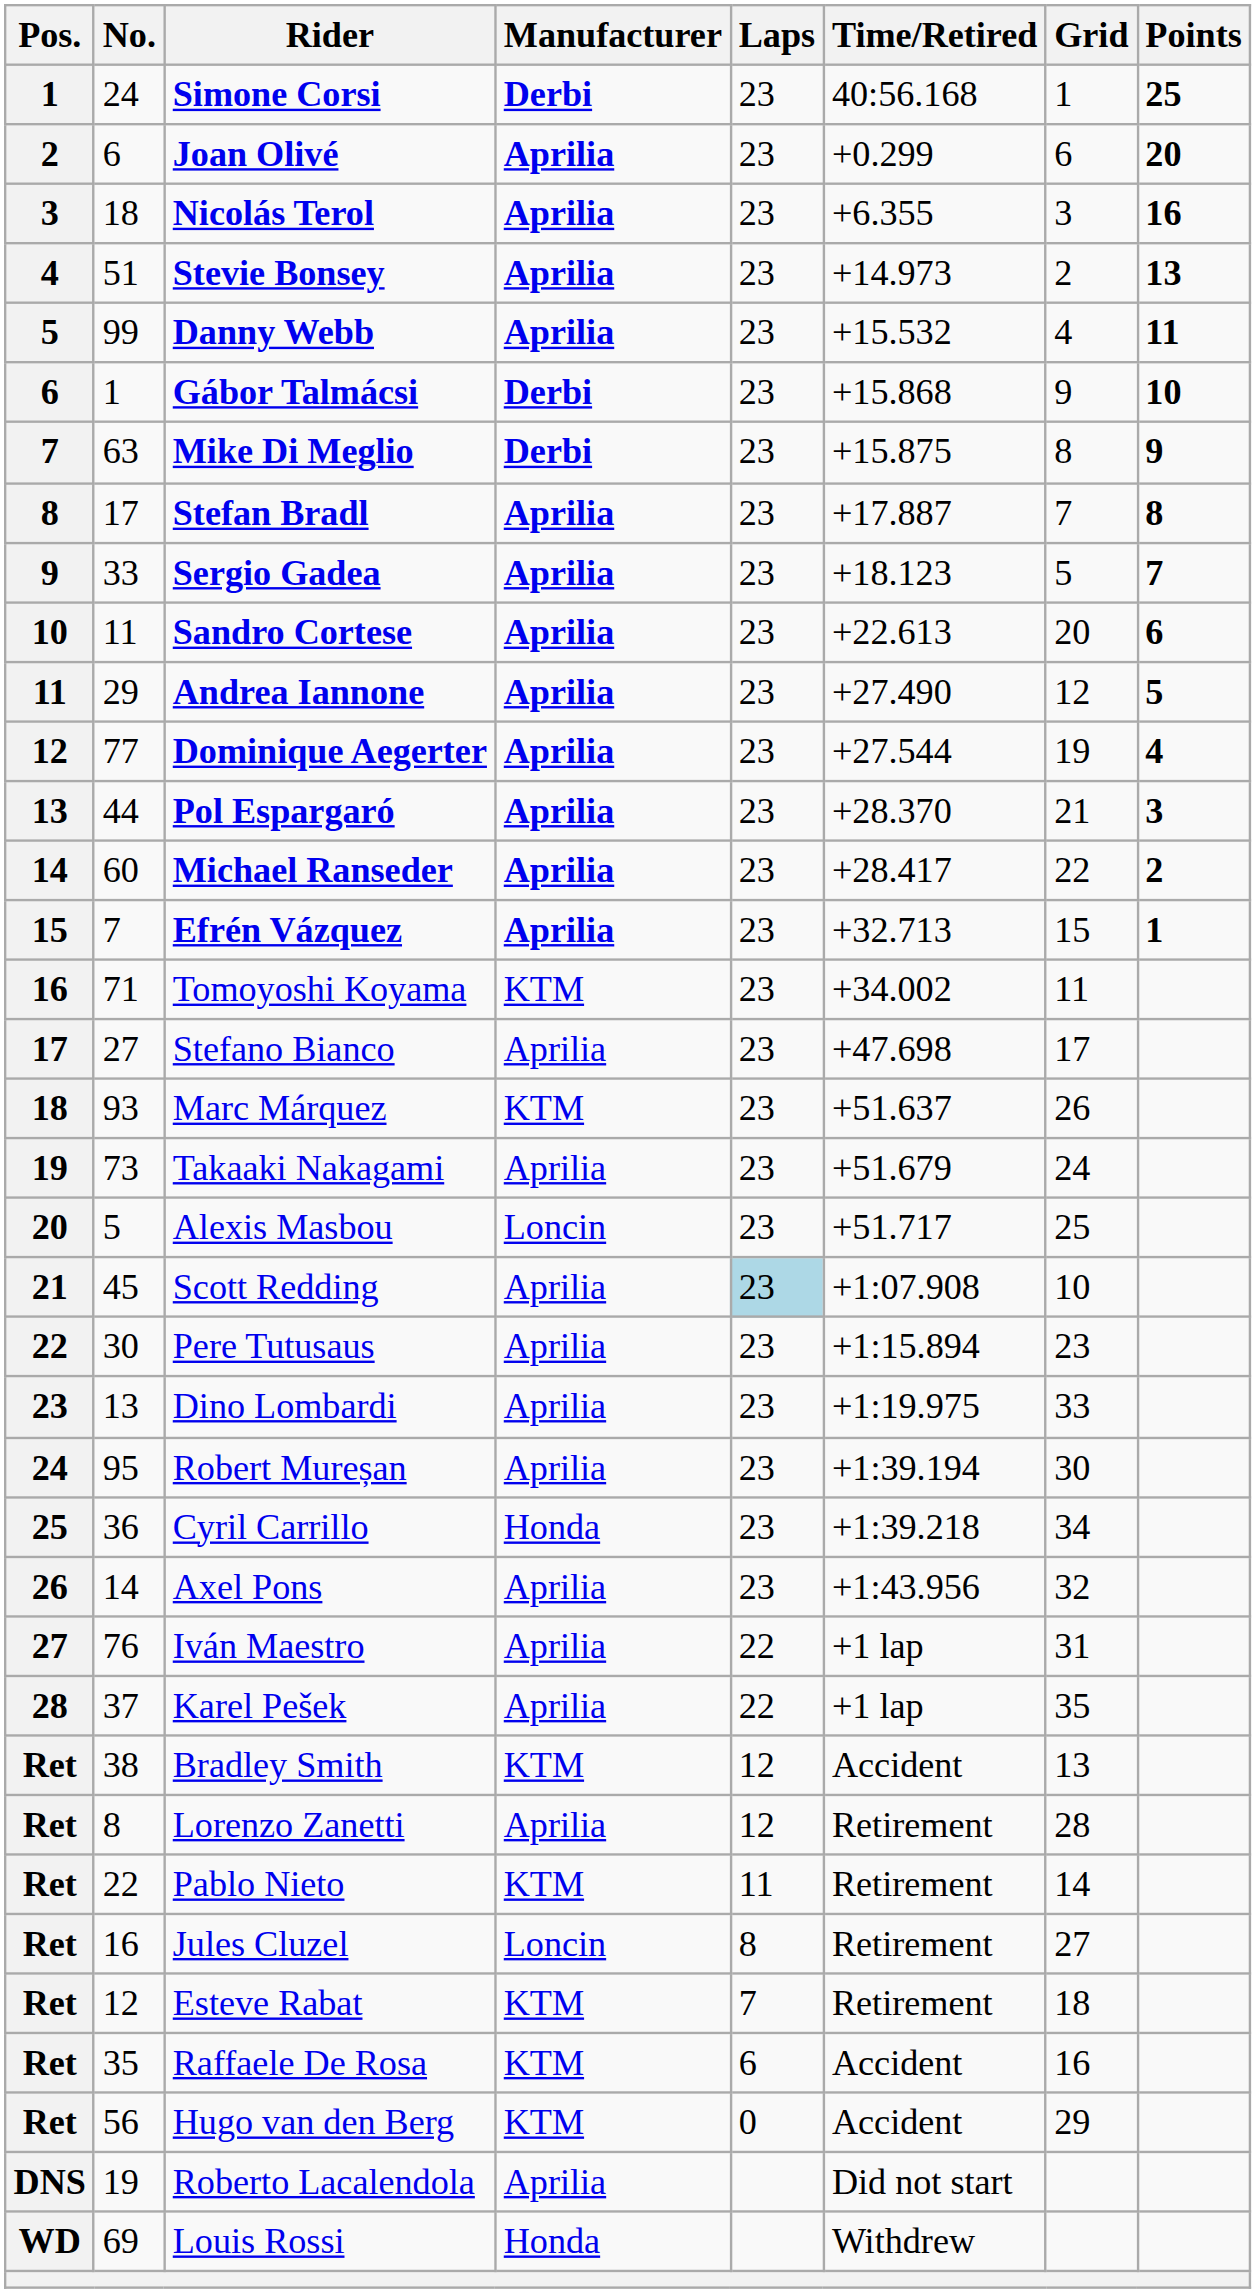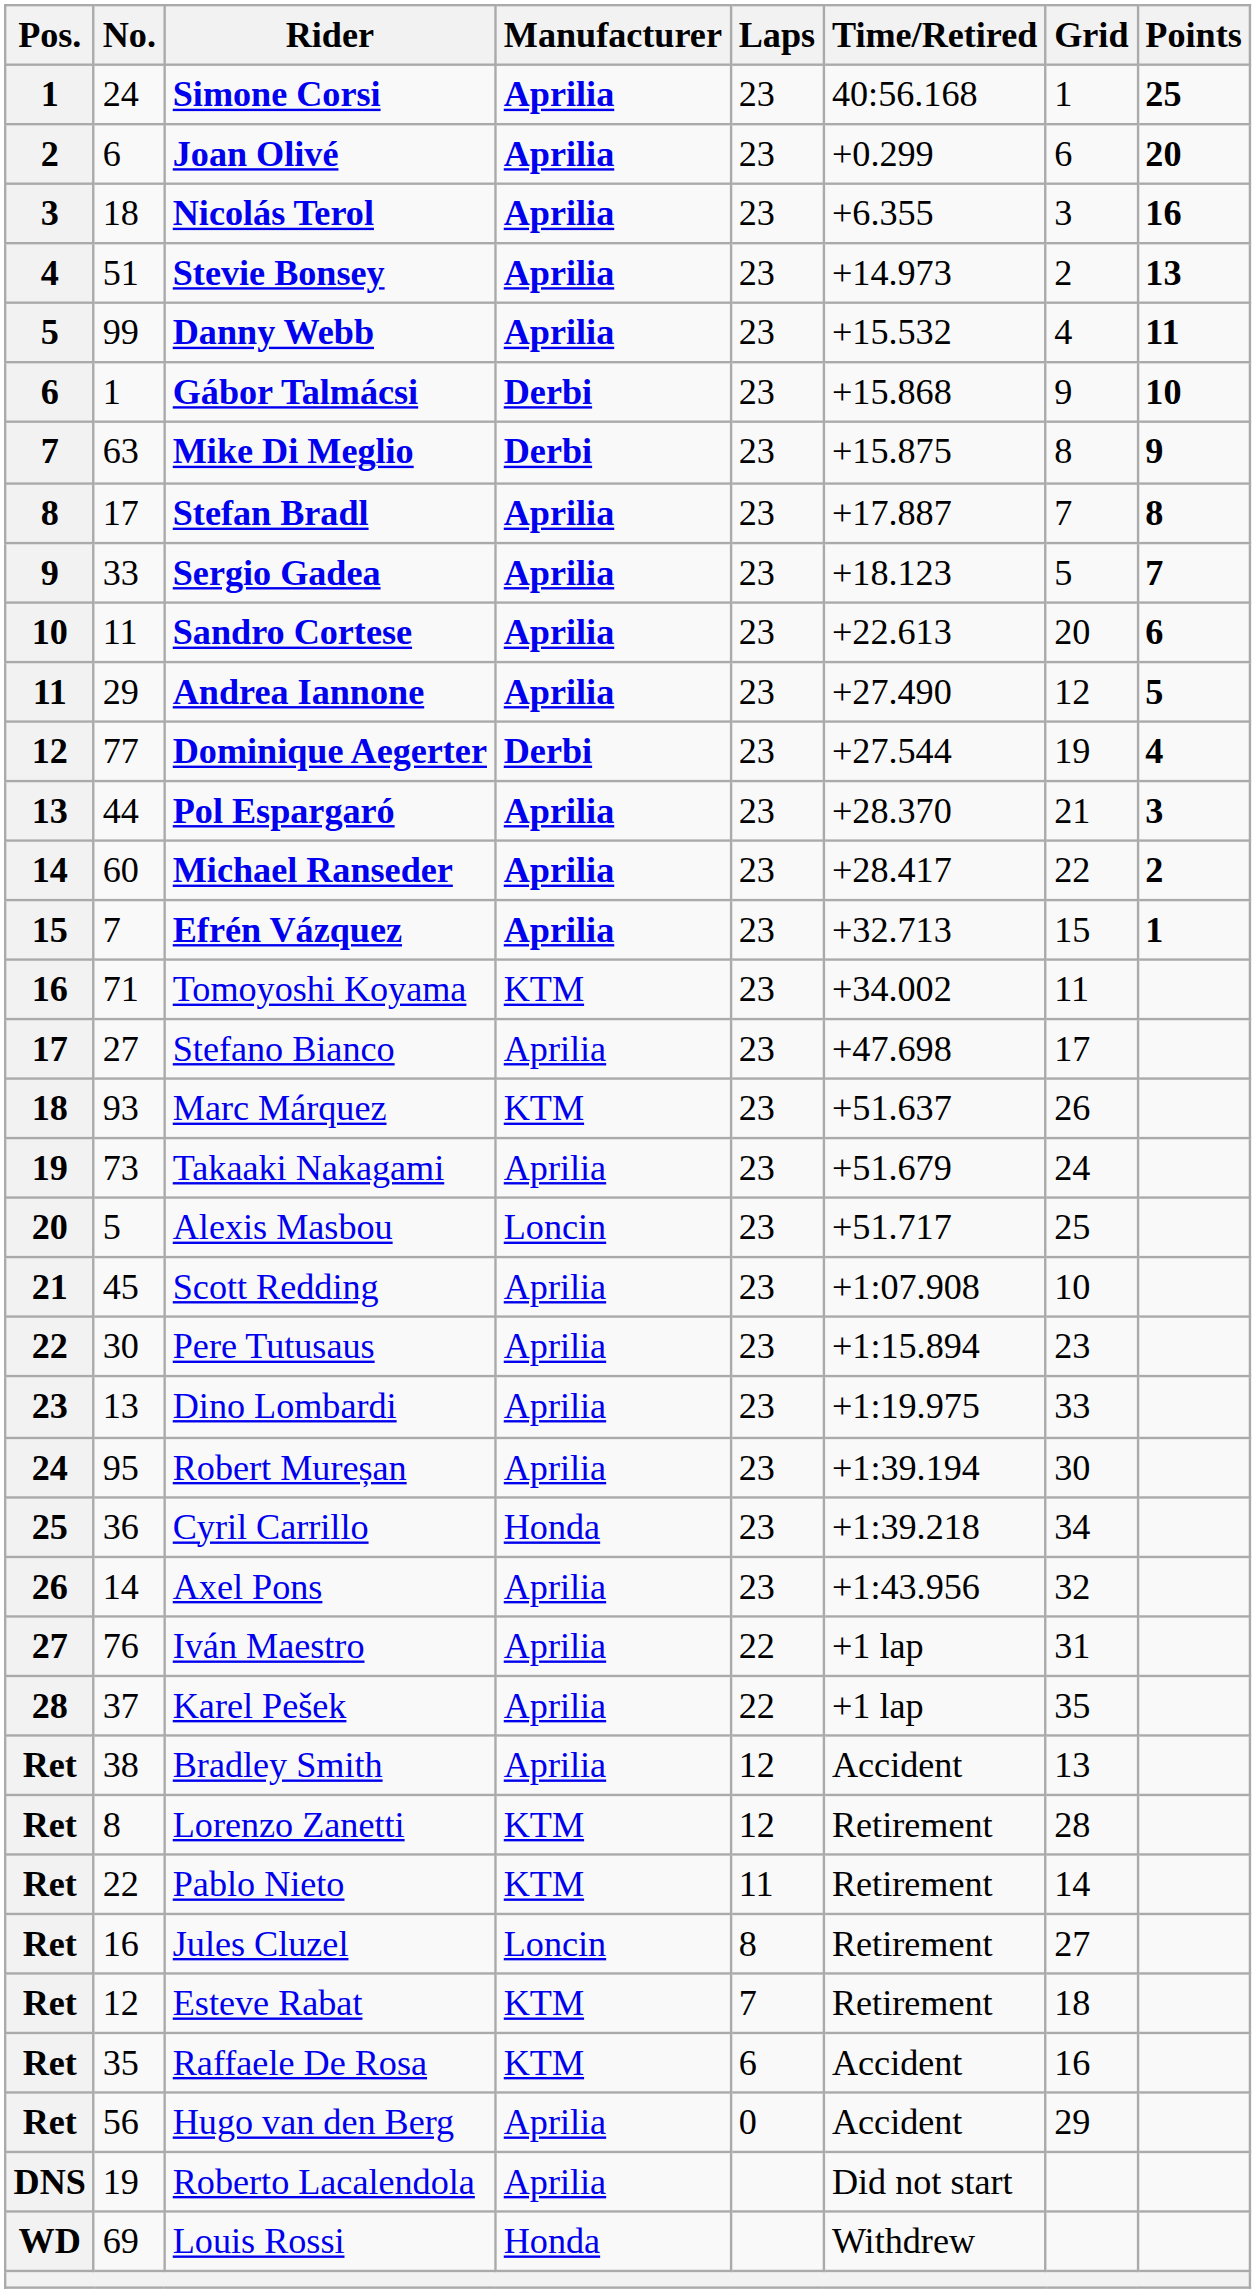(548, 94) Derbi -> (559, 94) Aprilia
(559, 750) Aprilia -> (548, 750) Derbi
(757, 1287) lightblue background -> (757, 1287) no background
(544, 1764) KTM -> (555, 1764) Aprilia
(555, 1823) Aprilia -> (544, 1823) KTM
(544, 2122) KTM -> (555, 2122) Aprilia
